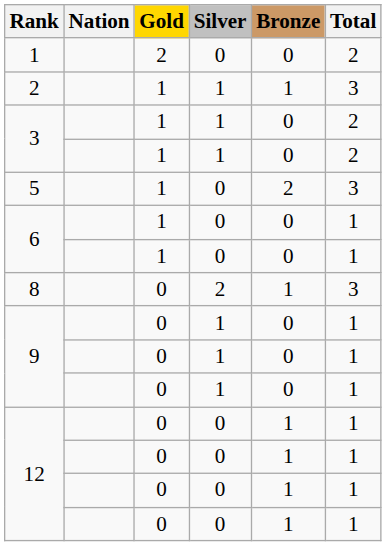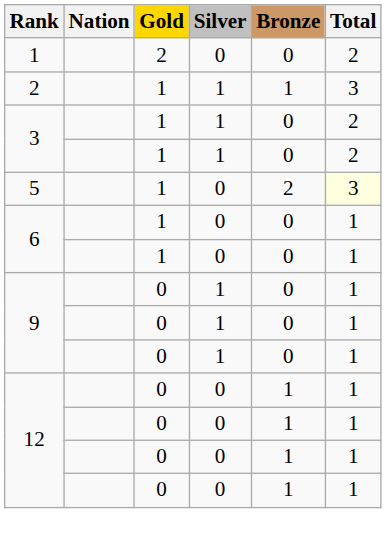(353, 188) no background -> (353, 188) lightyellow background
- row: (34, 289)
